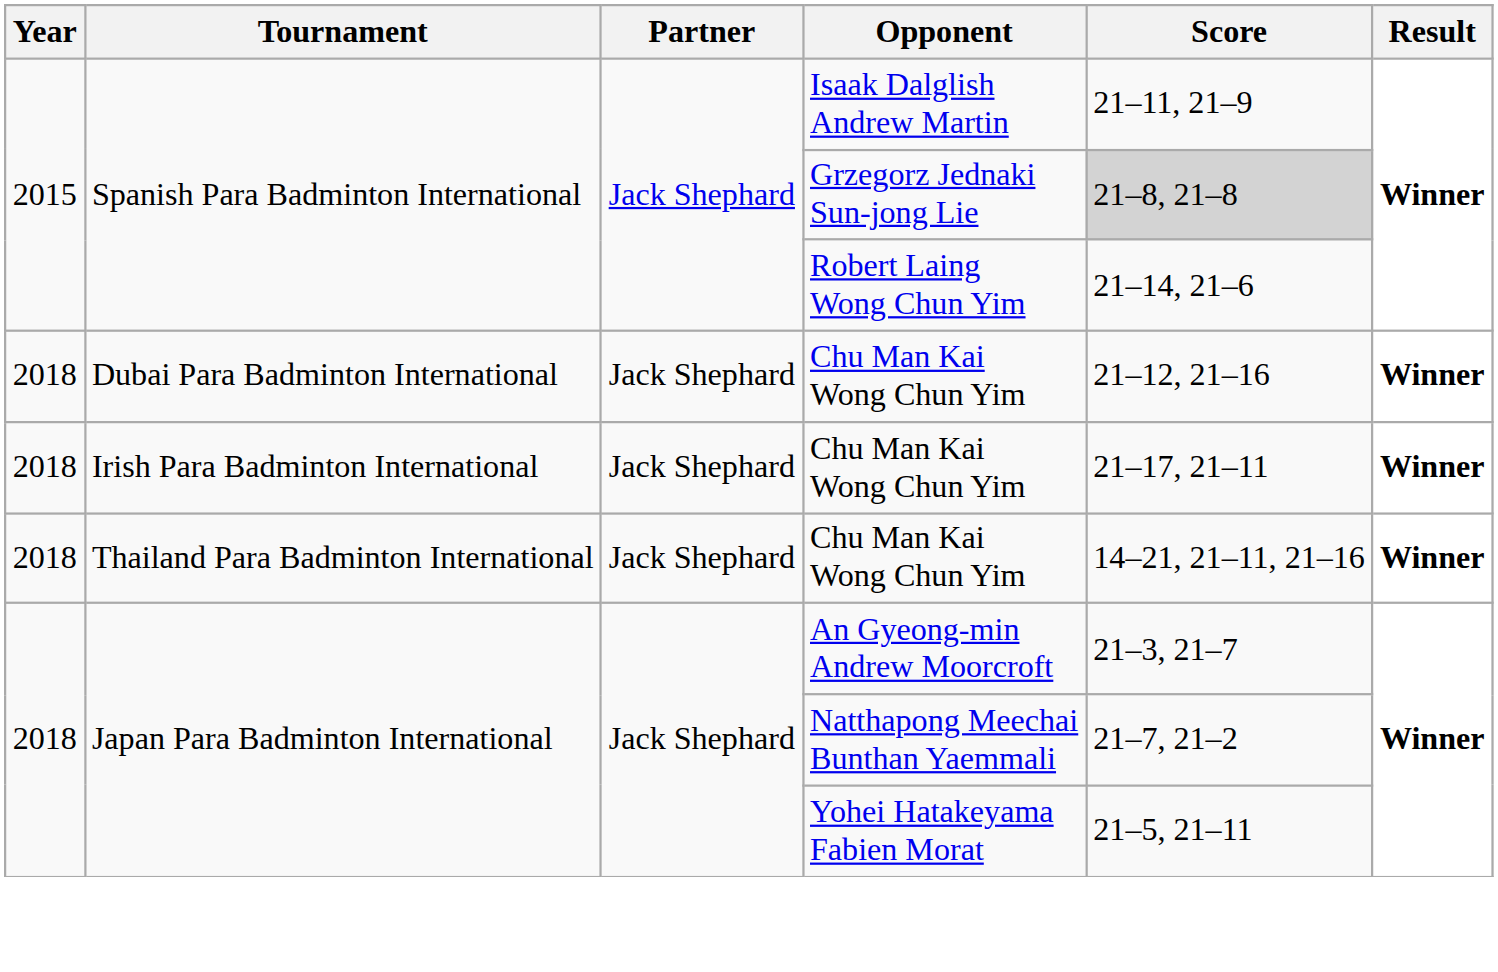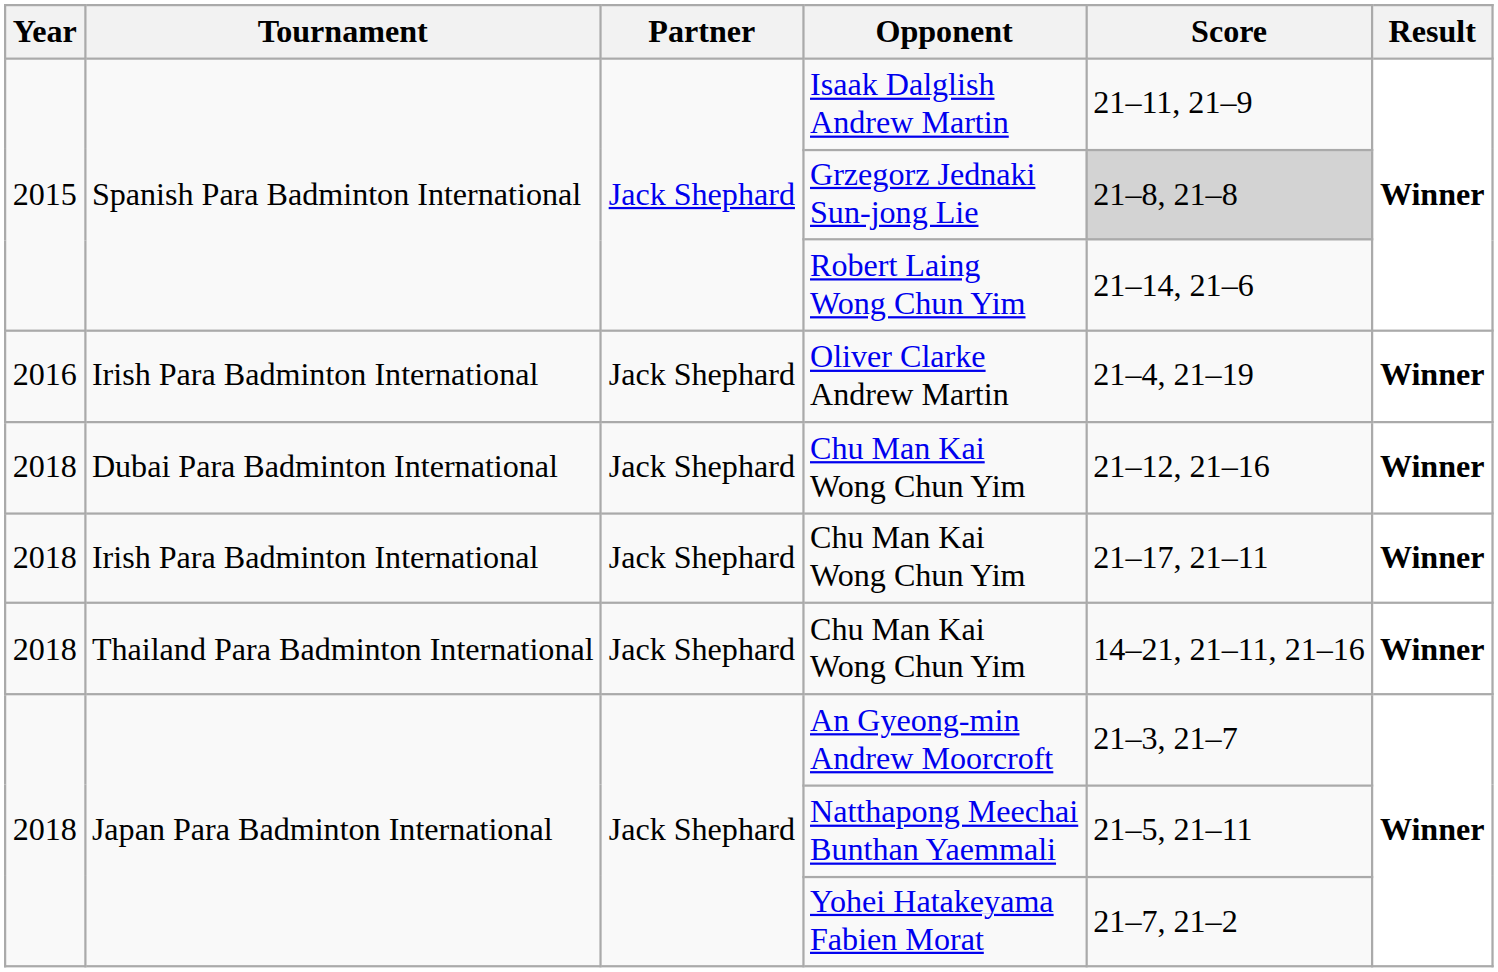+ row: (315, 375)
(1165, 739) 21–7, 21–2 -> (1173, 830) 21–5, 21–11
(1173, 830) 21–5, 21–11 -> (1165, 921) 21–7, 21–2
